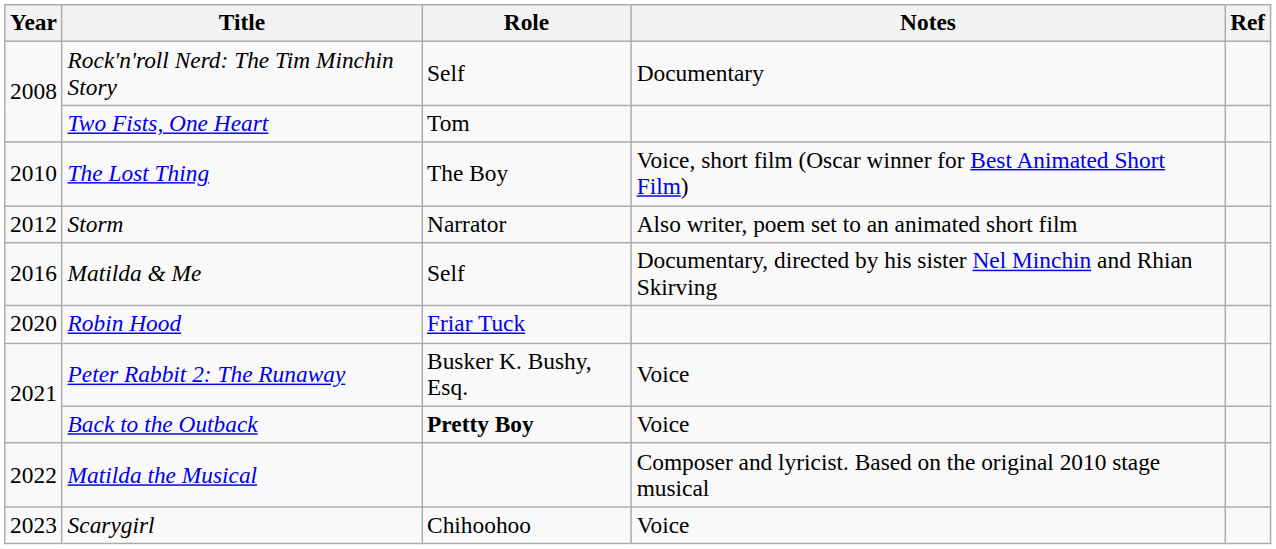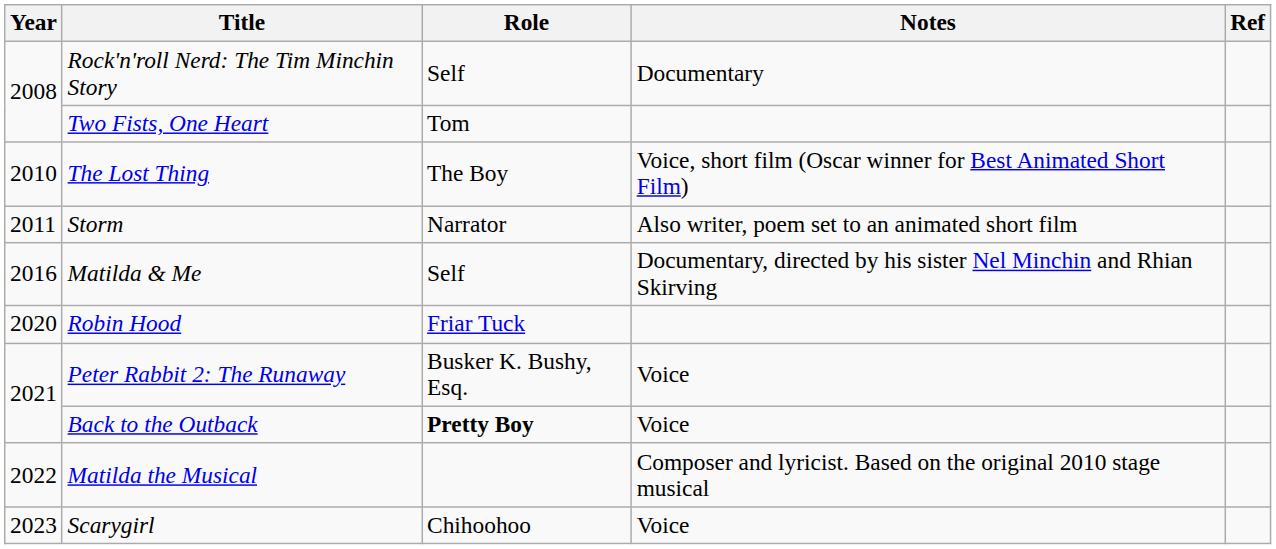(33, 223) 2012 -> (33, 223) 2011
